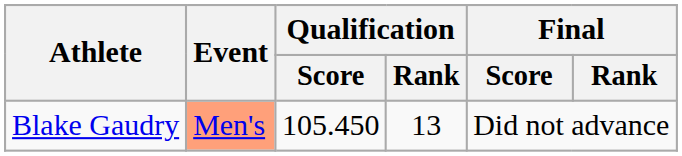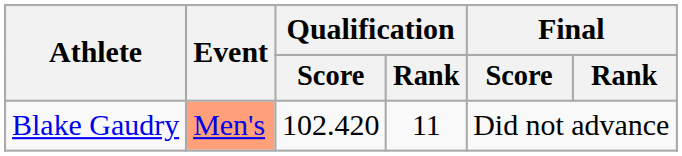(331, 125) 105.450 -> (331, 125) 102.420
(426, 125) 13 -> (426, 125) 11
